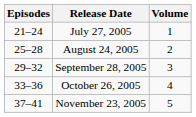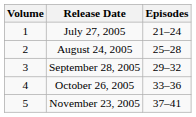columns swapped: (170, 13) <-> (28, 13)
